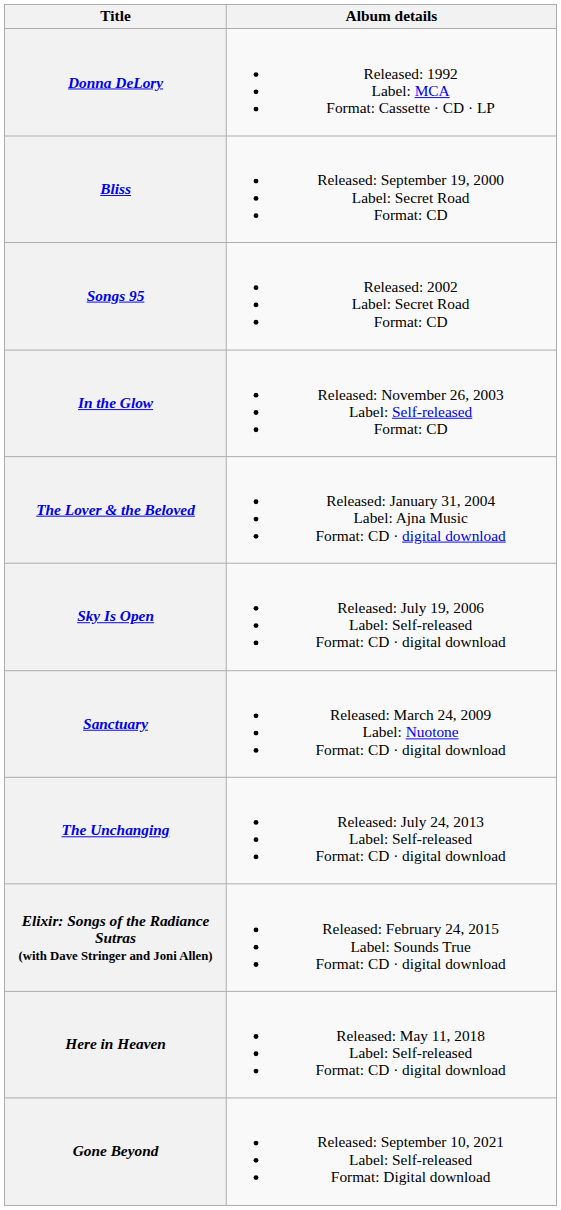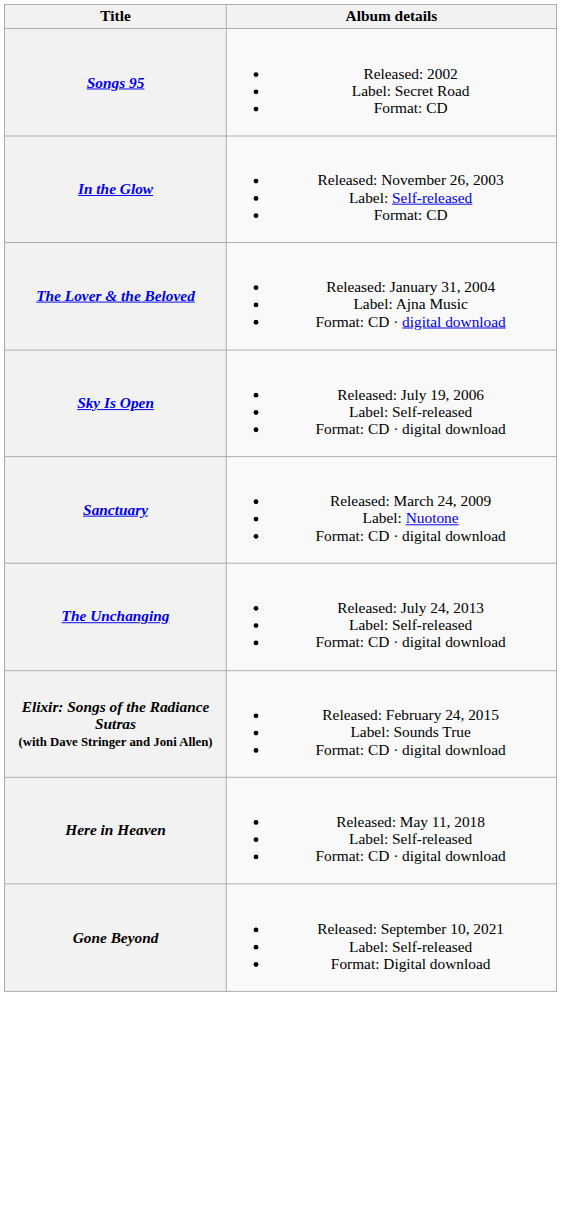- row: (116, 82)
- row: (116, 189)
